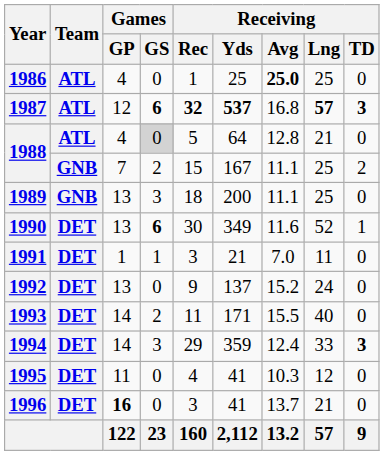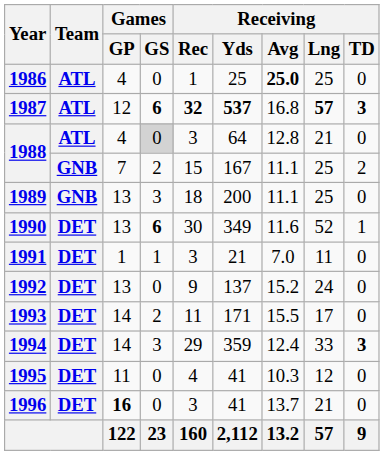(193, 138) 5 -> (193, 138) 3
(324, 316) 40 -> (324, 316) 17
